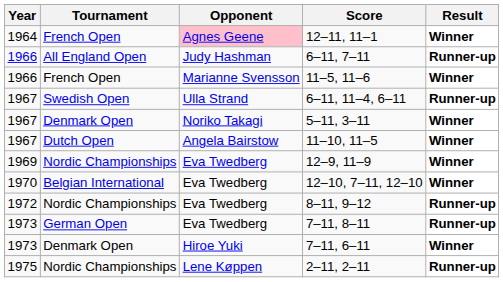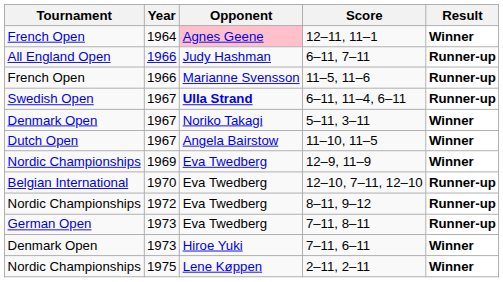columns swapped: (22, 15) <-> (110, 15)
(451, 78) Winner -> (462, 78) Runner-up
(215, 99) normal -> (218, 99) bold
(451, 183) Winner -> (462, 183) Runner-up
(462, 266) Runner-up -> (451, 266) Winner
